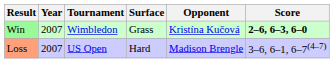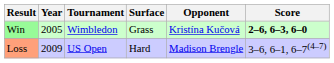(52, 30) 2007 -> (52, 30) 2005
(52, 48) 2007 -> (52, 48) 2009
